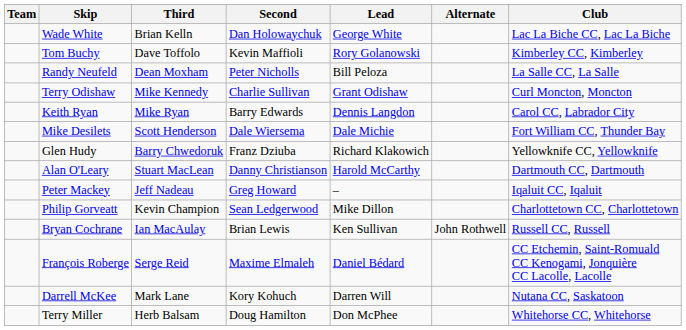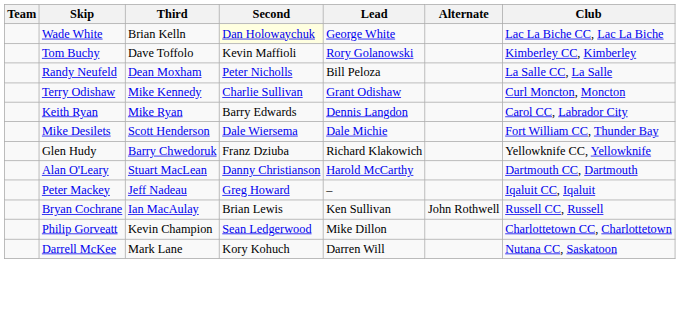(275, 33) no background -> (269, 33) lightyellow background
rows swapped: (82, 229) <-> (80, 209)
- row: (85, 262)
- row: (72, 315)
